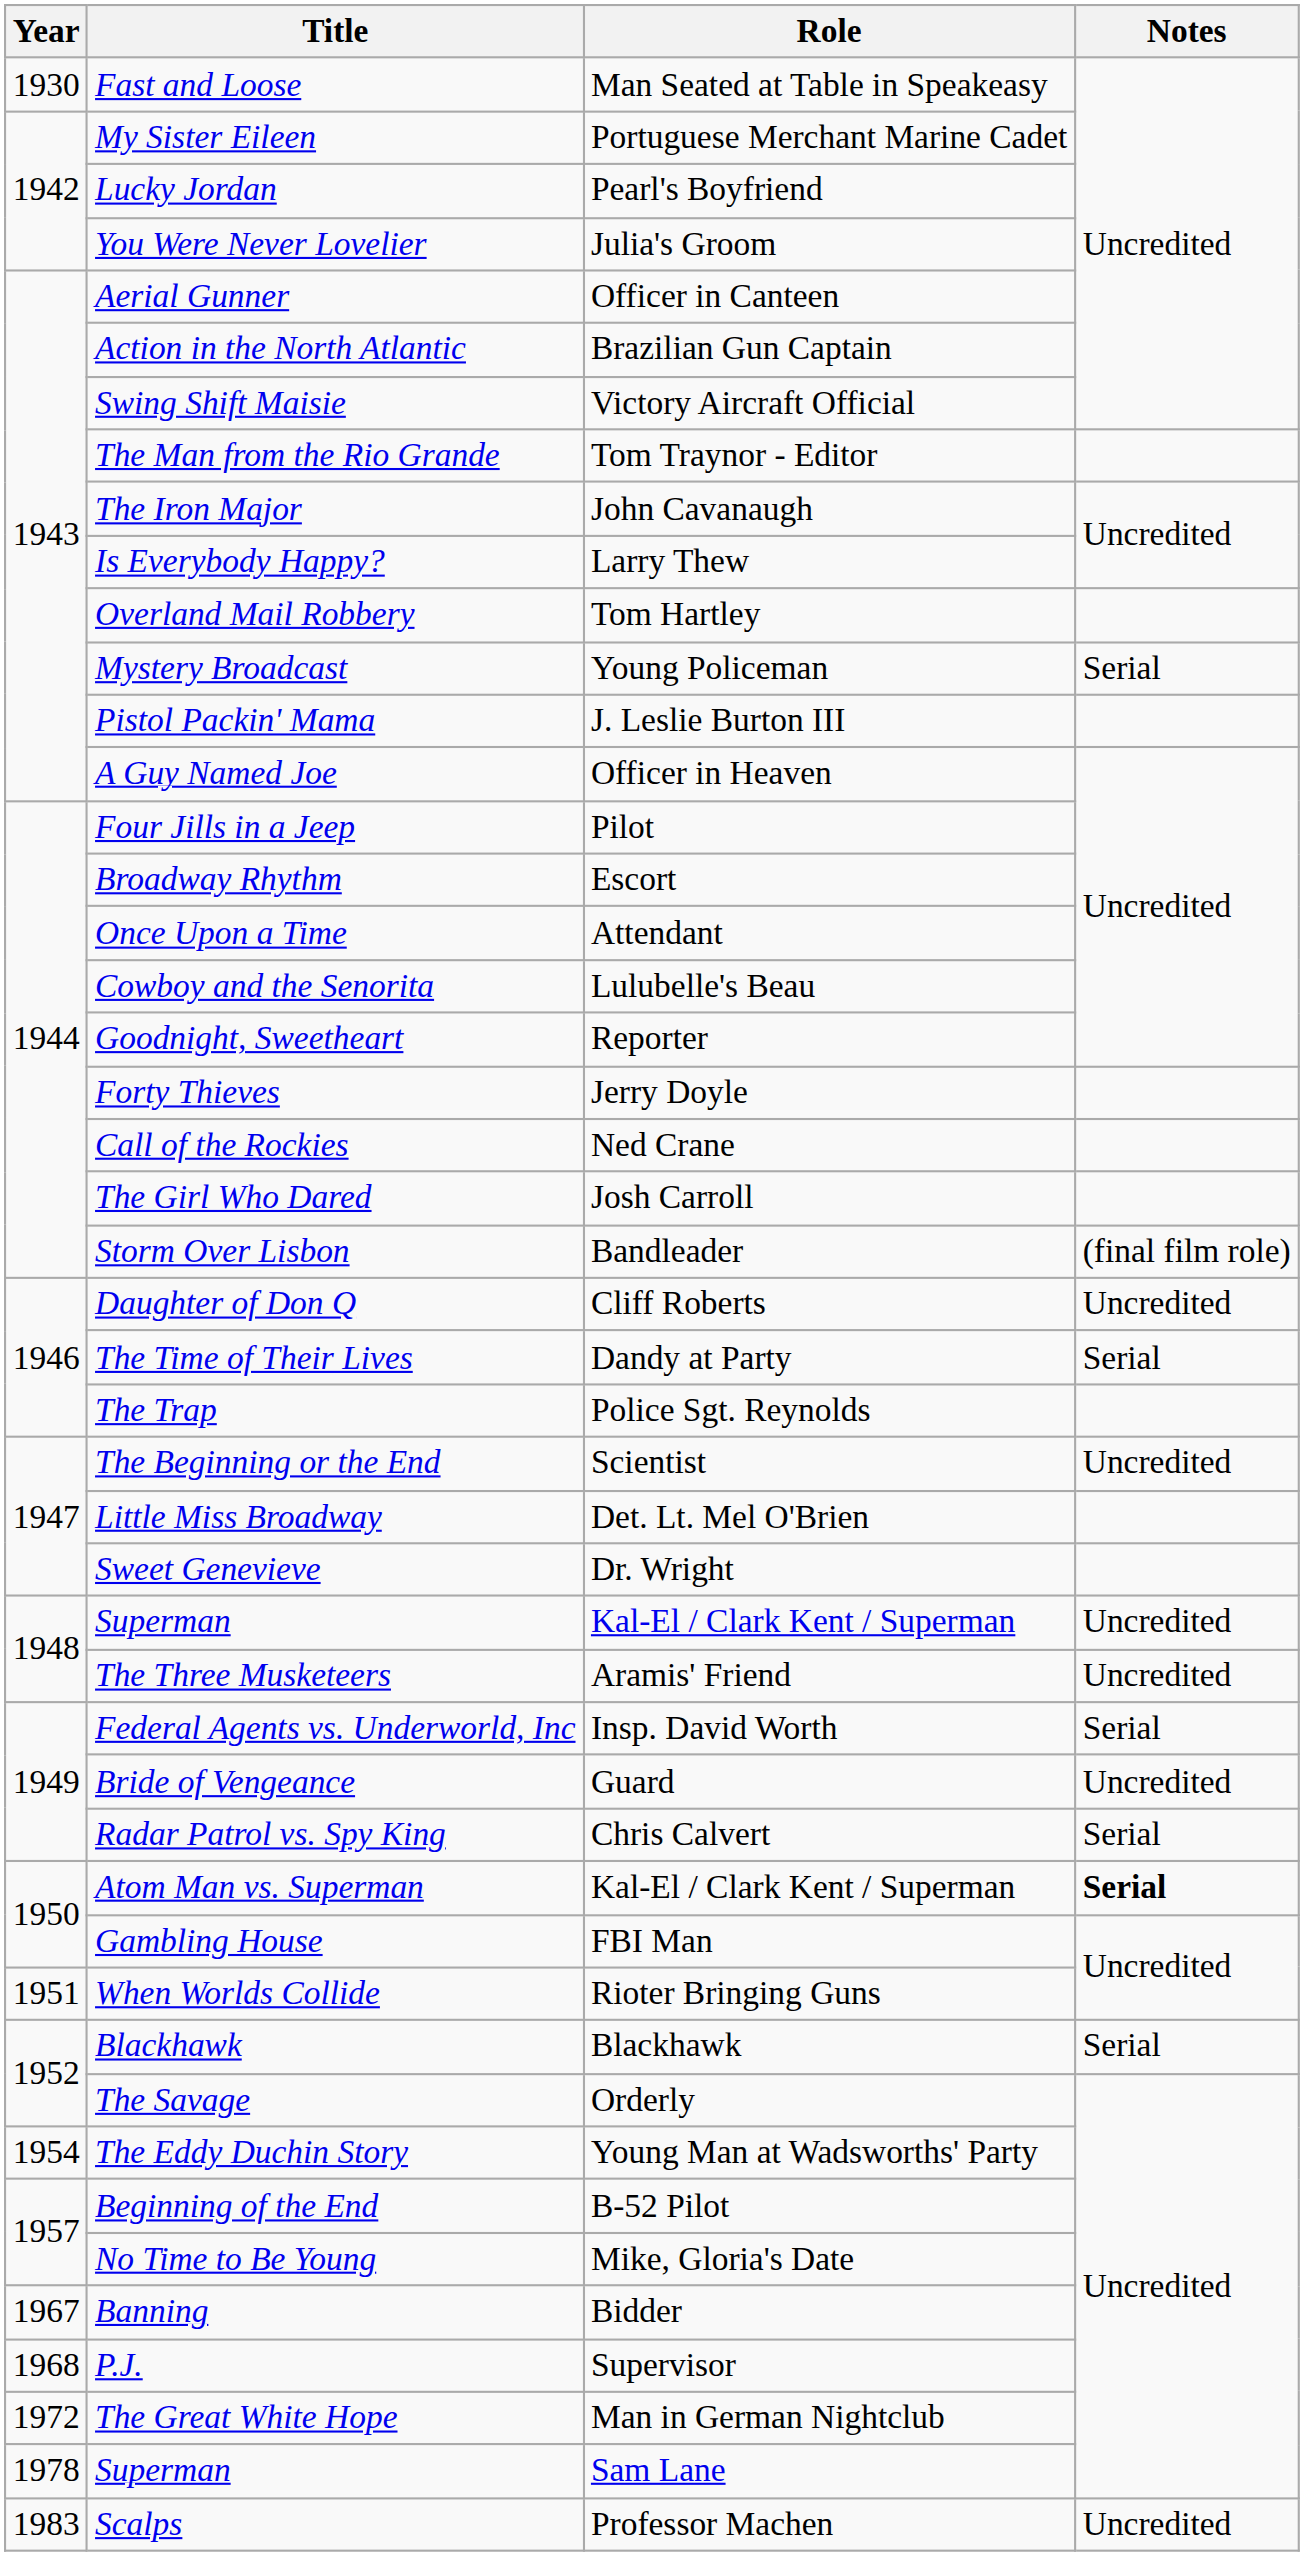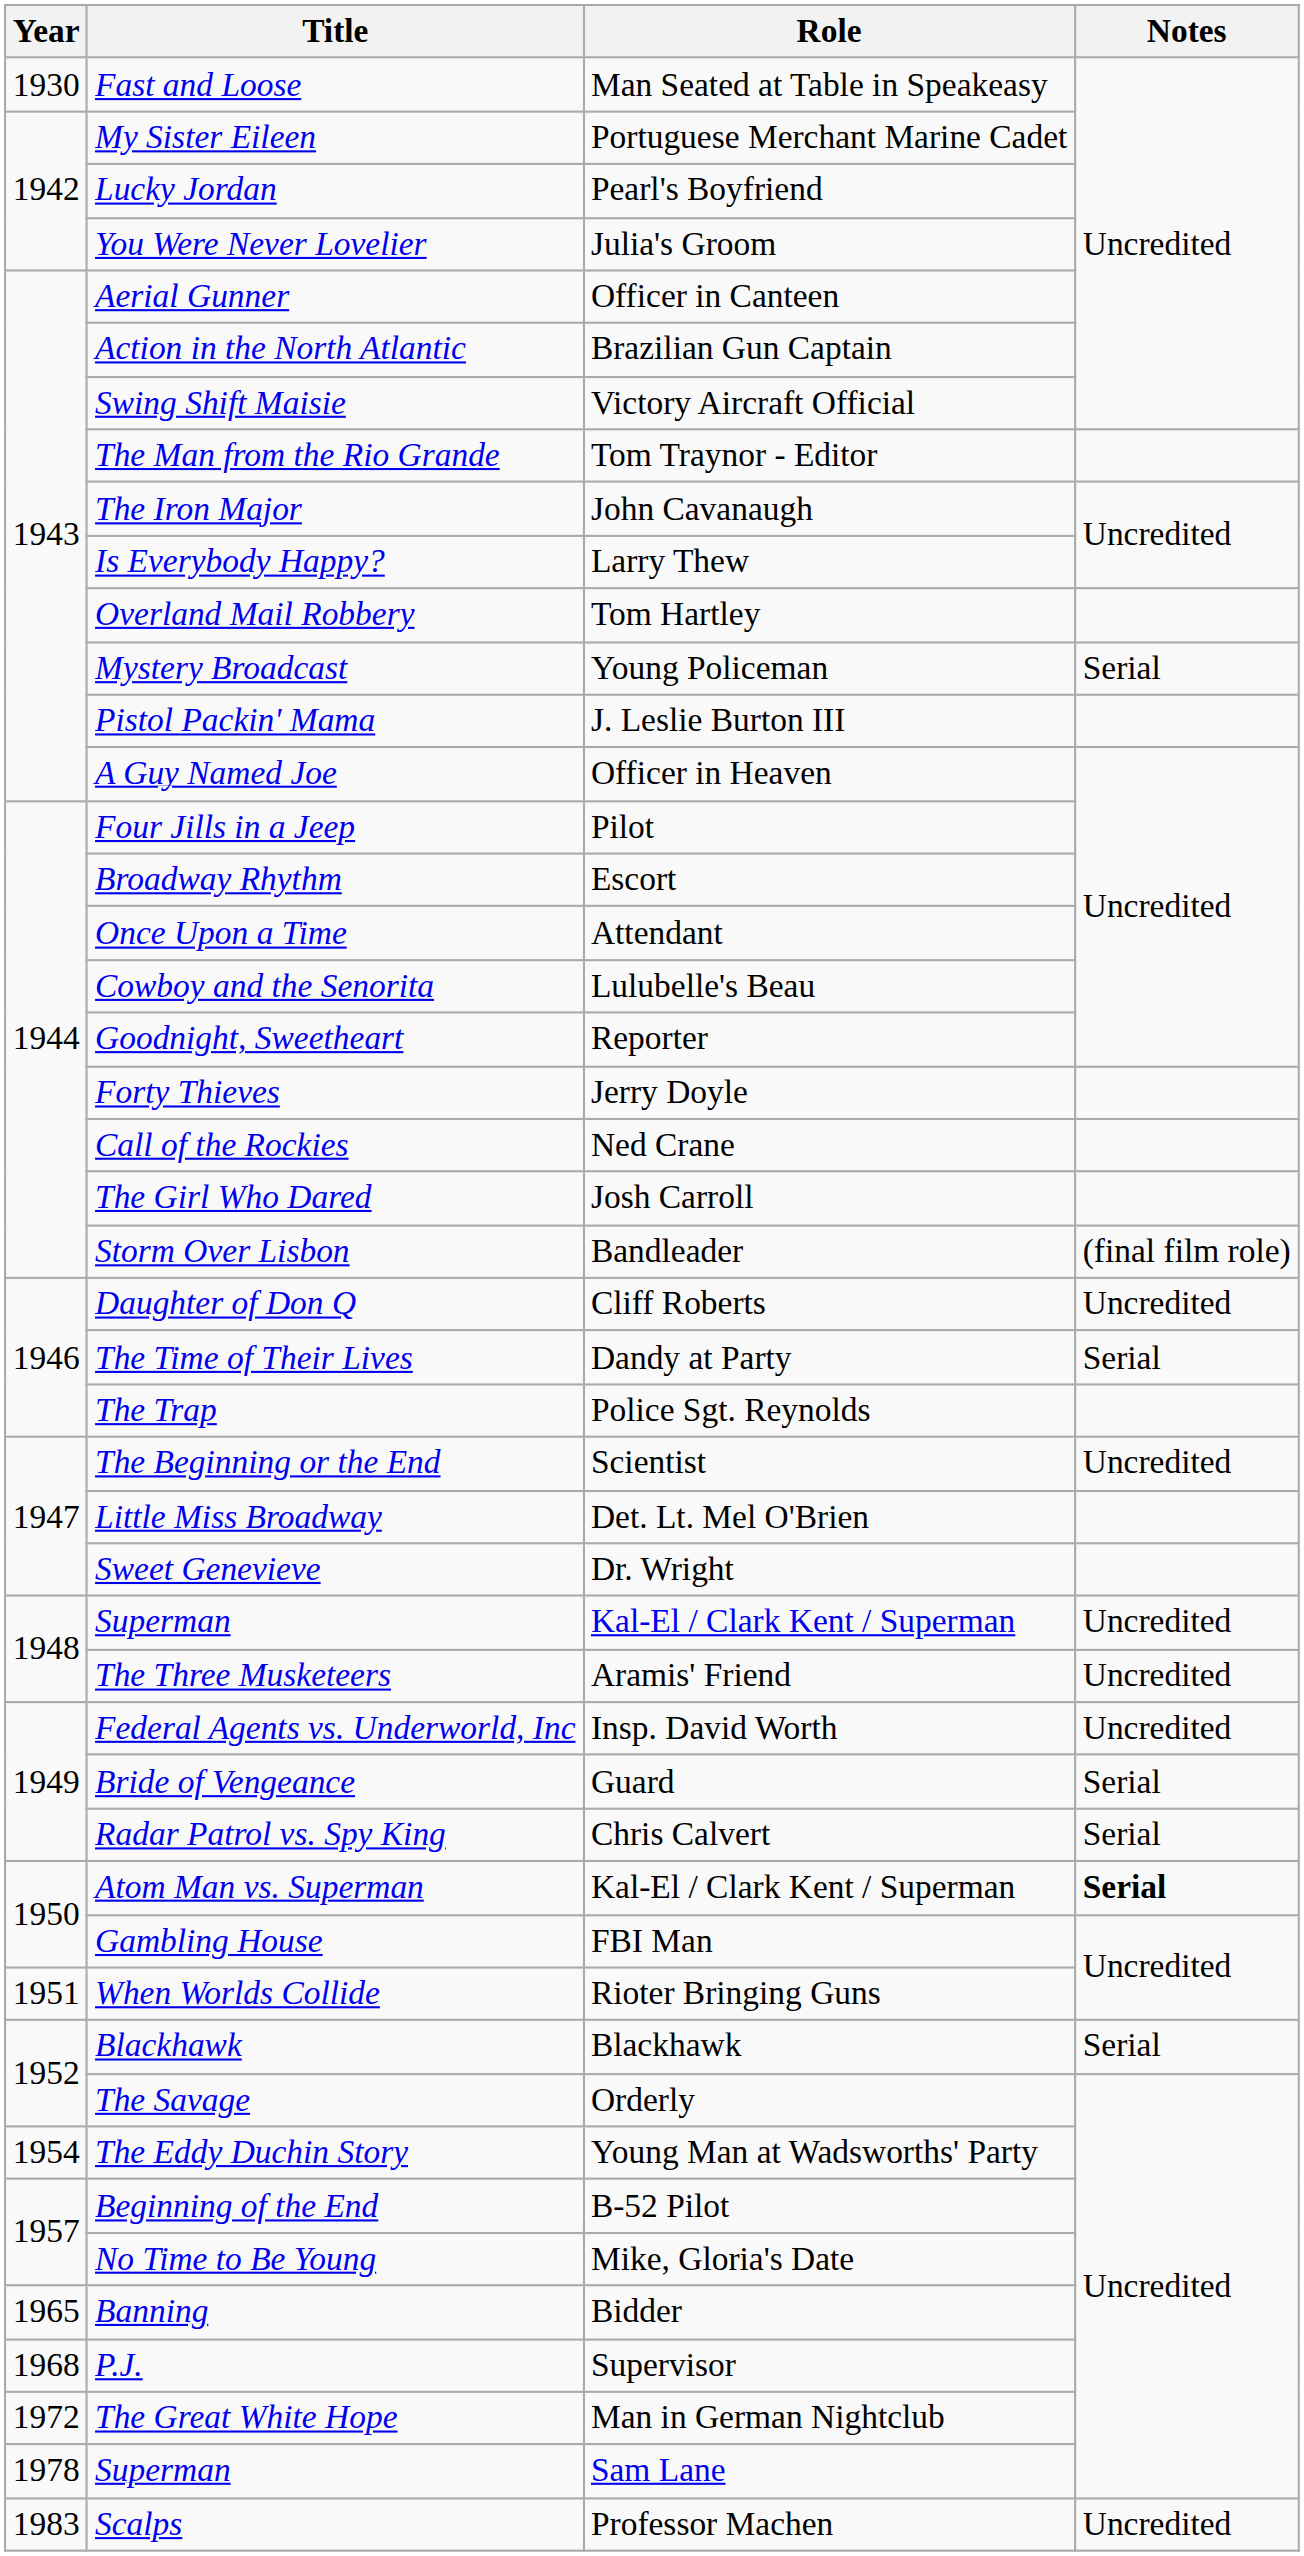(1122, 1728) Serial -> (1157, 1728) Uncredited
(1157, 1781) Uncredited -> (1122, 1781) Serial
(46, 2311) 1967 -> (46, 2311) 1965
